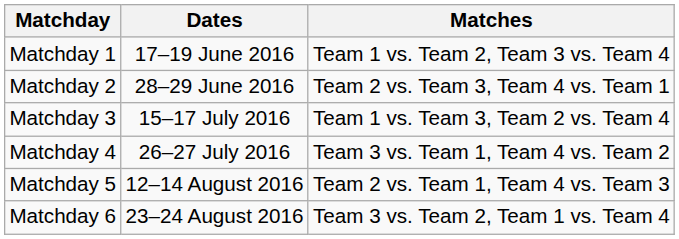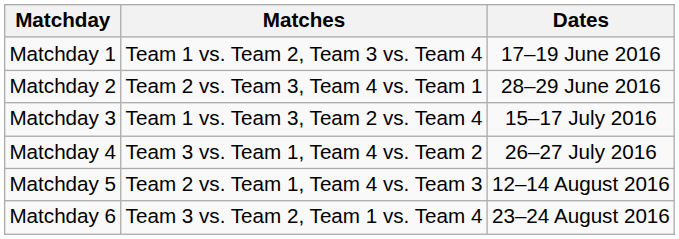columns swapped: (215, 20) <-> (491, 20)
